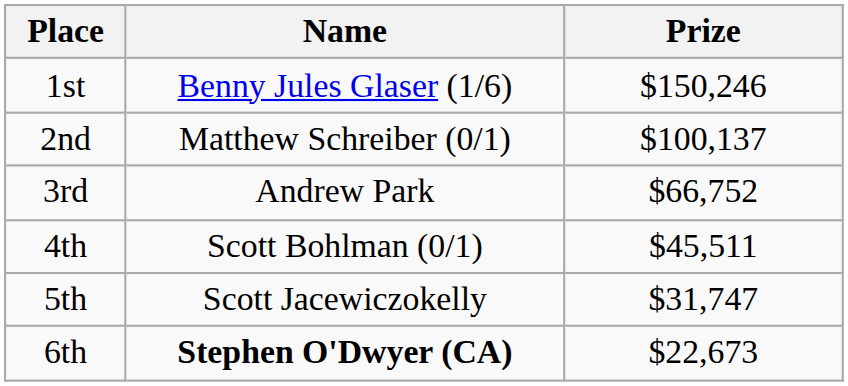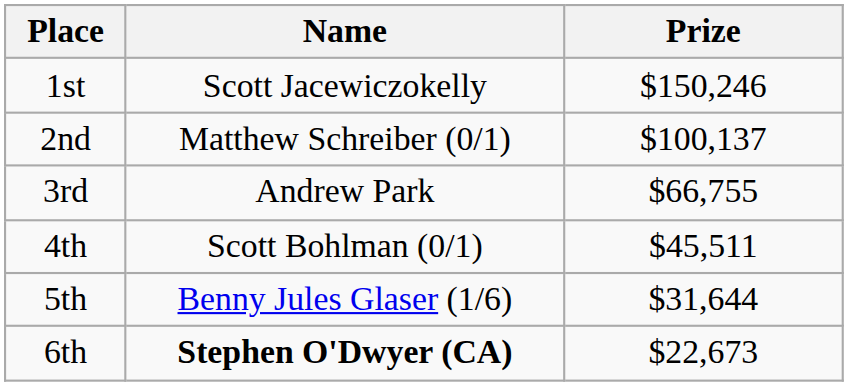(345, 84) Benny Jules Glaser (1/6) -> (345, 84) Scott Jacewiczokelly
(703, 191) $66,752 -> (703, 191) $66,755
(345, 298) Scott Jacewiczokelly -> (345, 298) Benny Jules Glaser (1/6)
(703, 298) $31,747 -> (703, 298) $31,644
